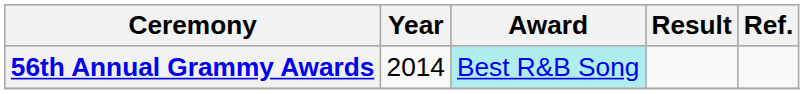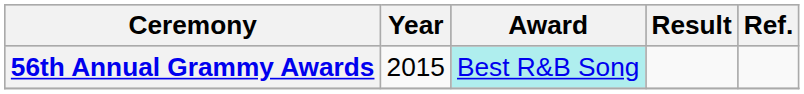(416, 66) 2014 -> (416, 66) 2015
